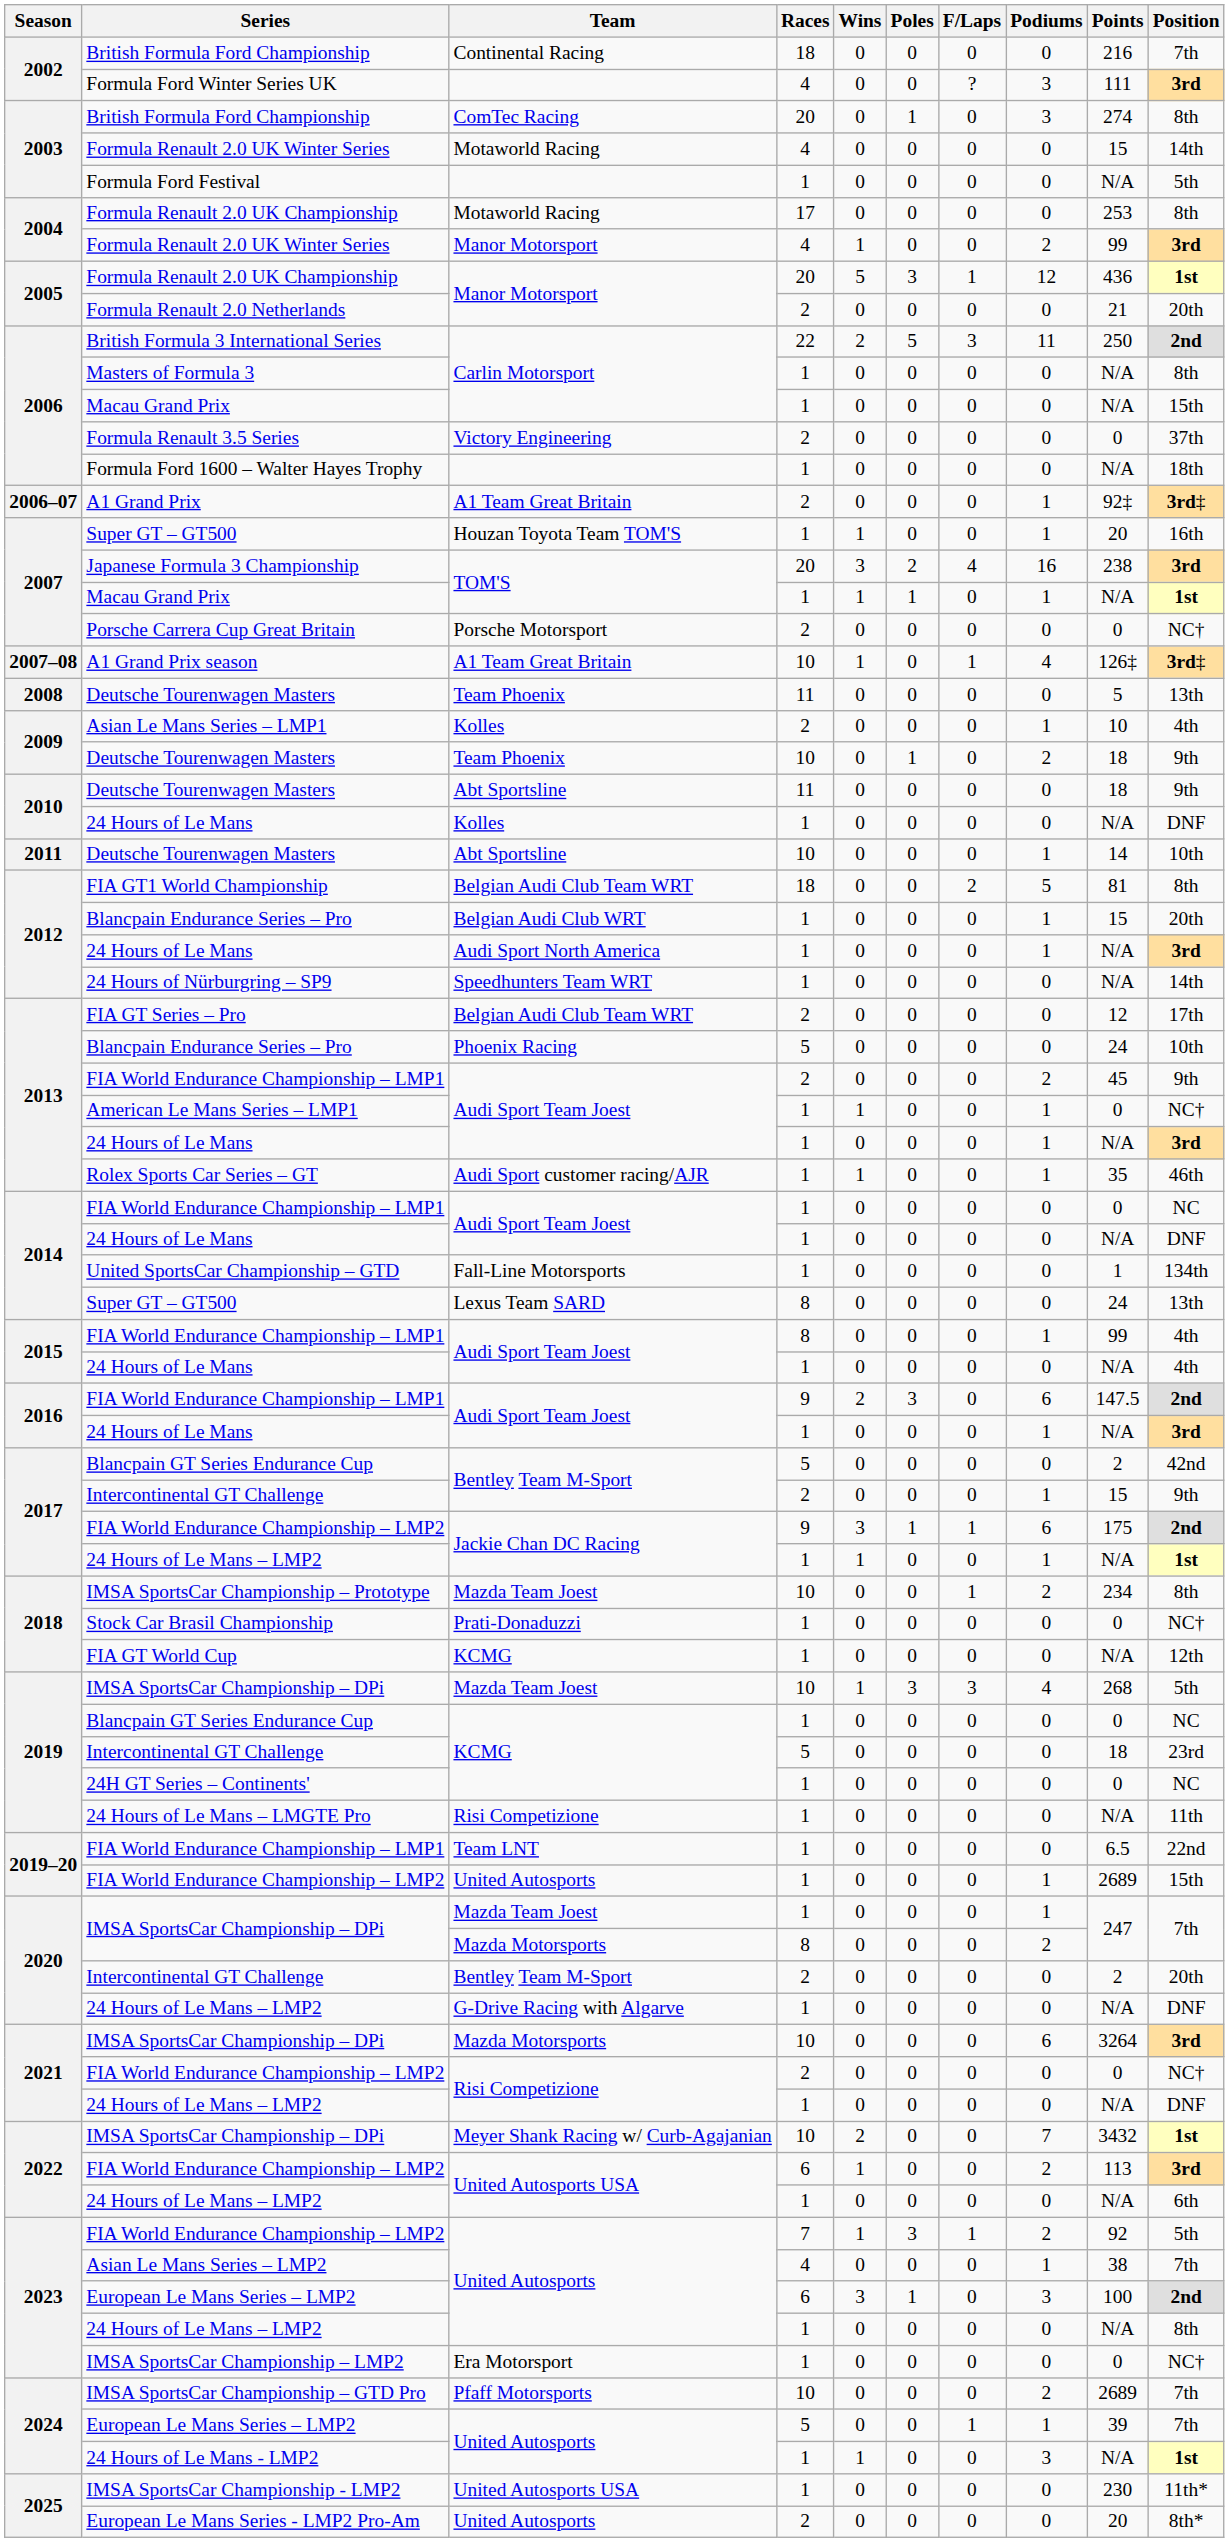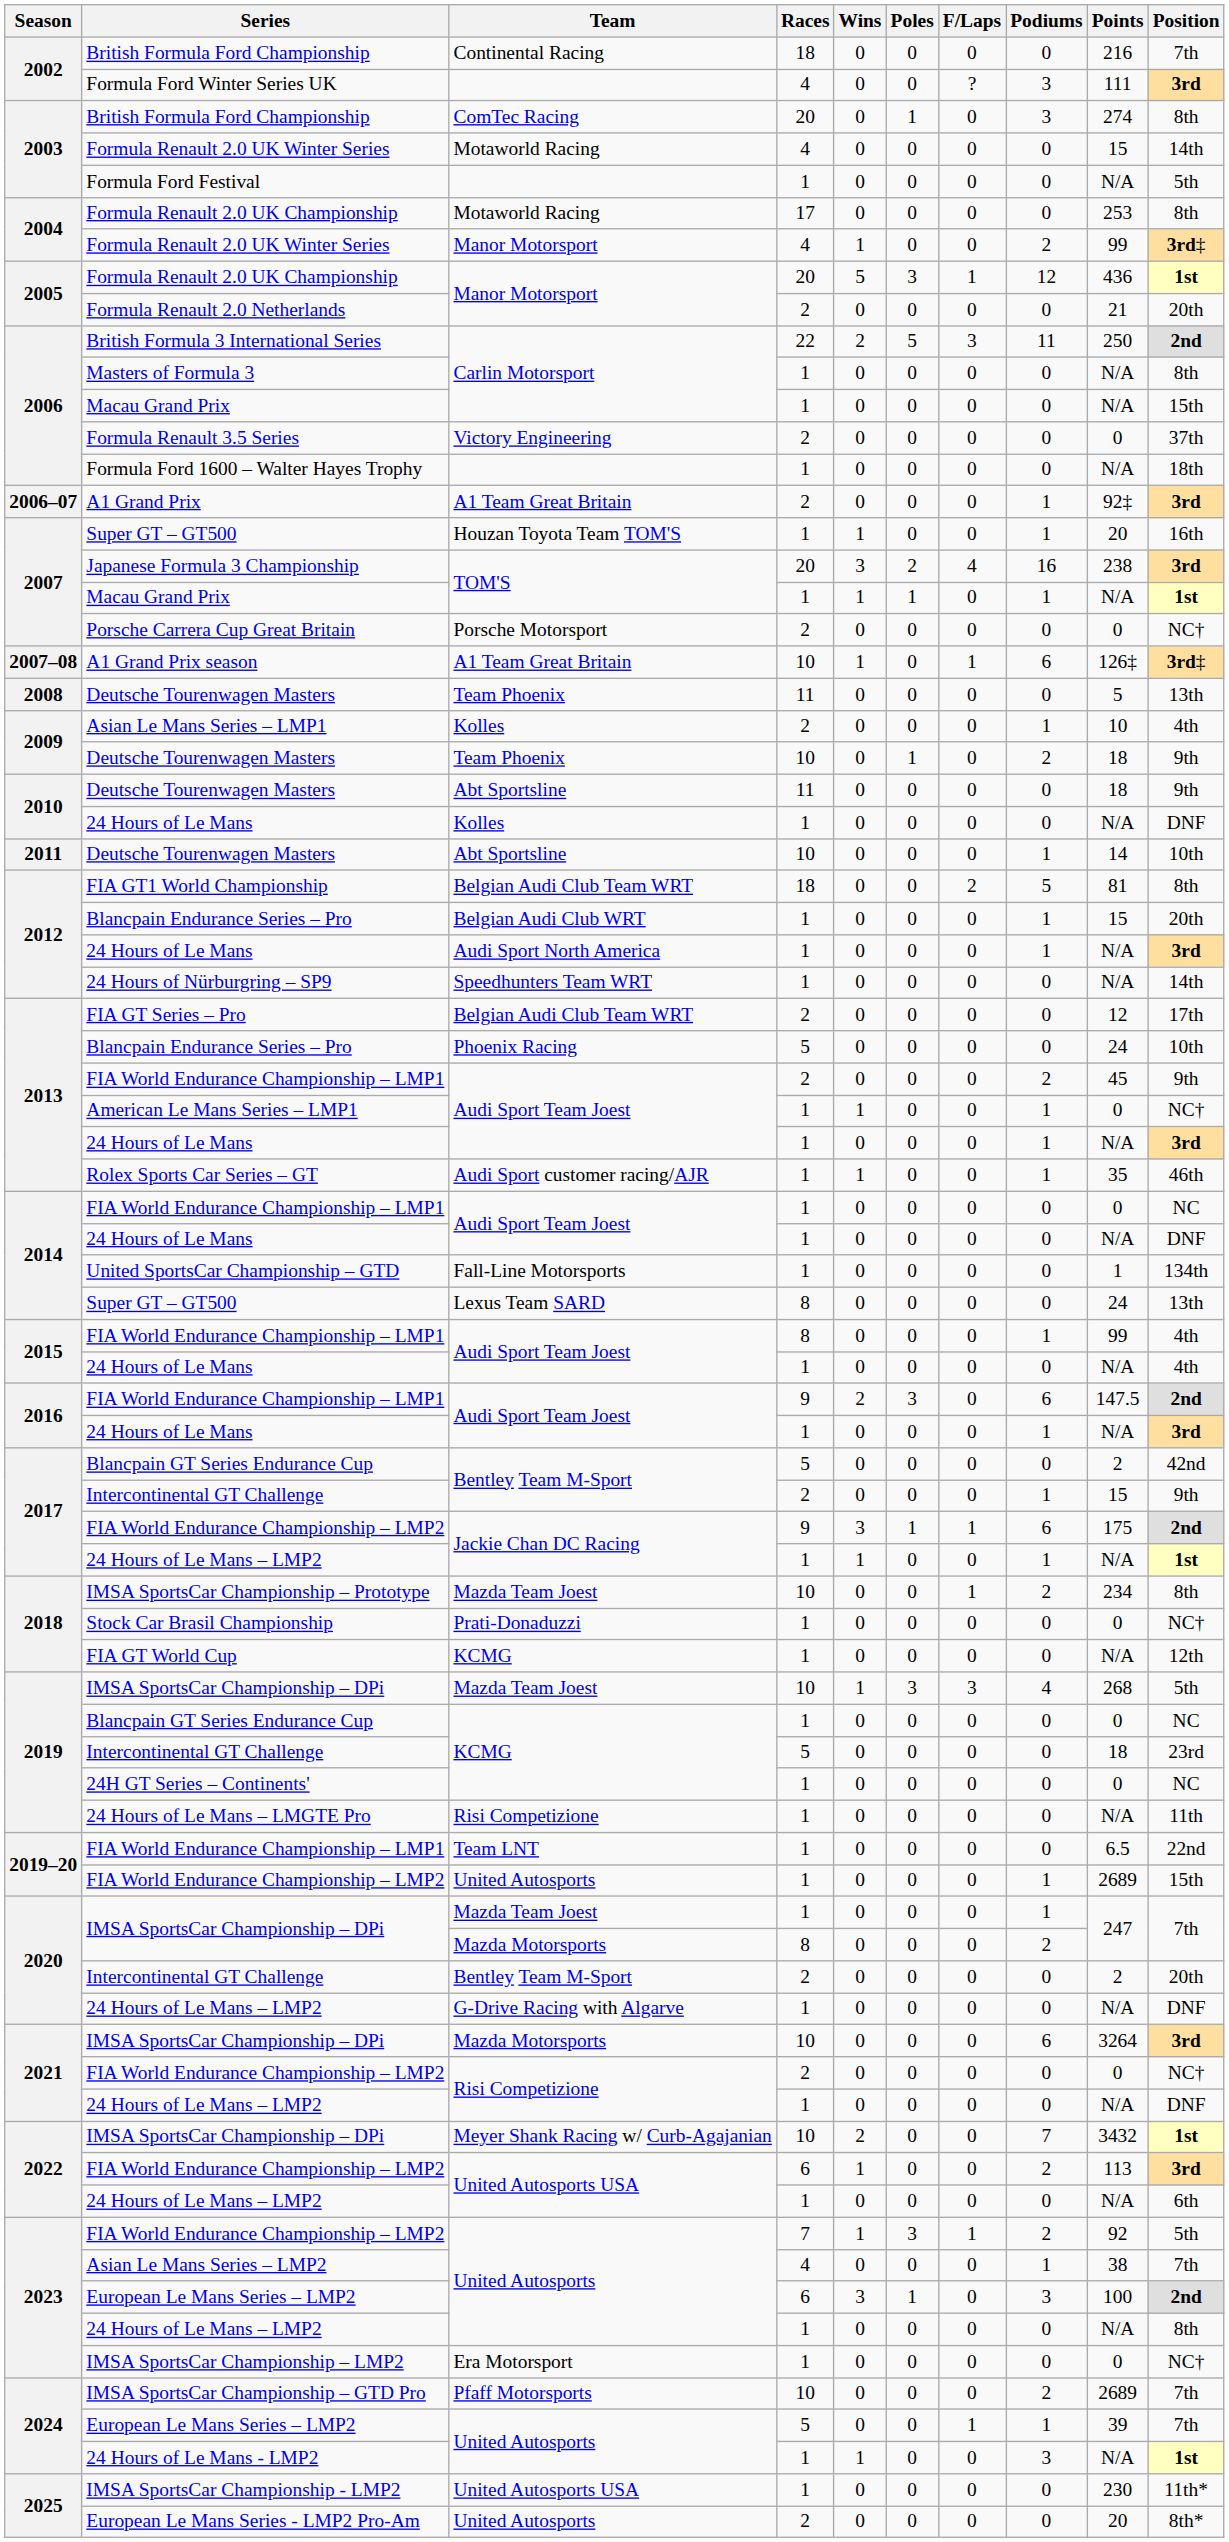(1186, 245) 3rd -> (1186, 245) 3rd‡
(1186, 501) 3rd‡ -> (1186, 501) 3rd
(1046, 662) 4 -> (1046, 662) 6
